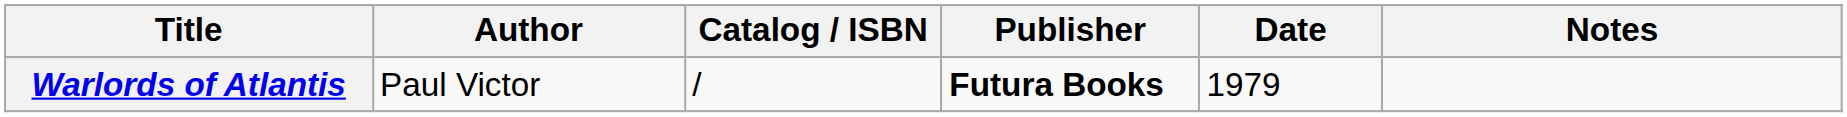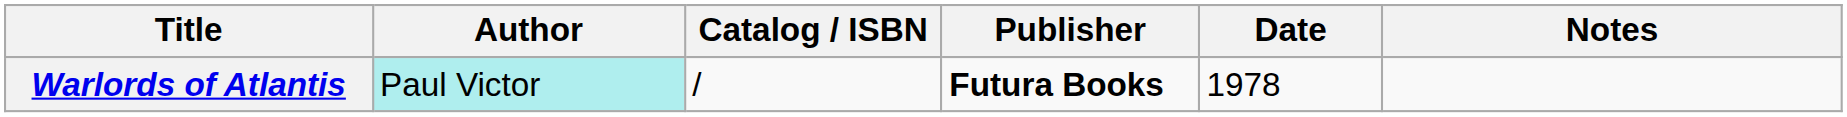(460, 83) no background -> (460, 83) paleturquoise background
(1243, 83) 1979 -> (1243, 83) 1978
